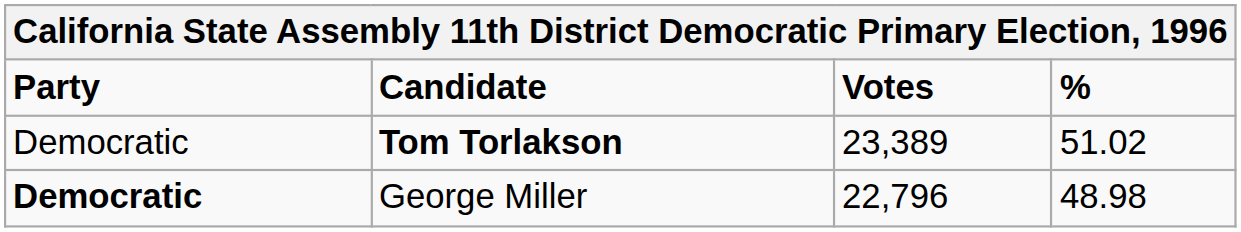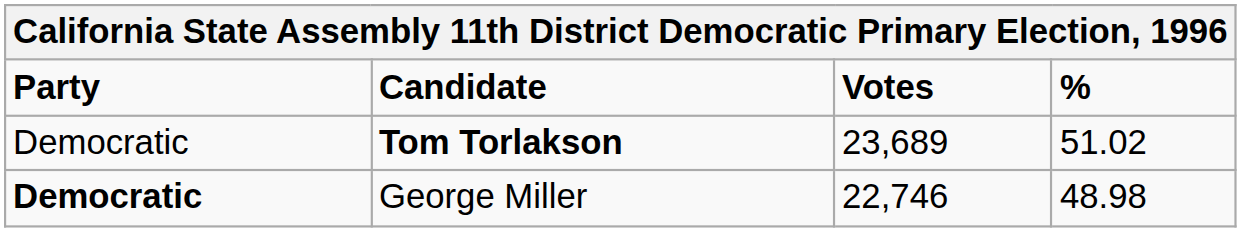(895, 142) 23,389 -> (895, 142) 23,689
(895, 197) 22,796 -> (895, 197) 22,746
